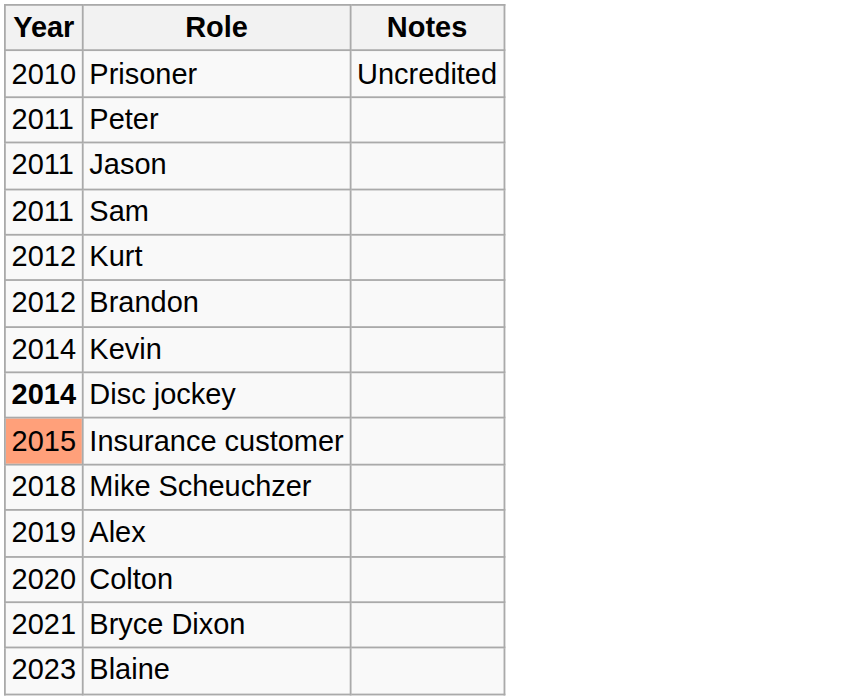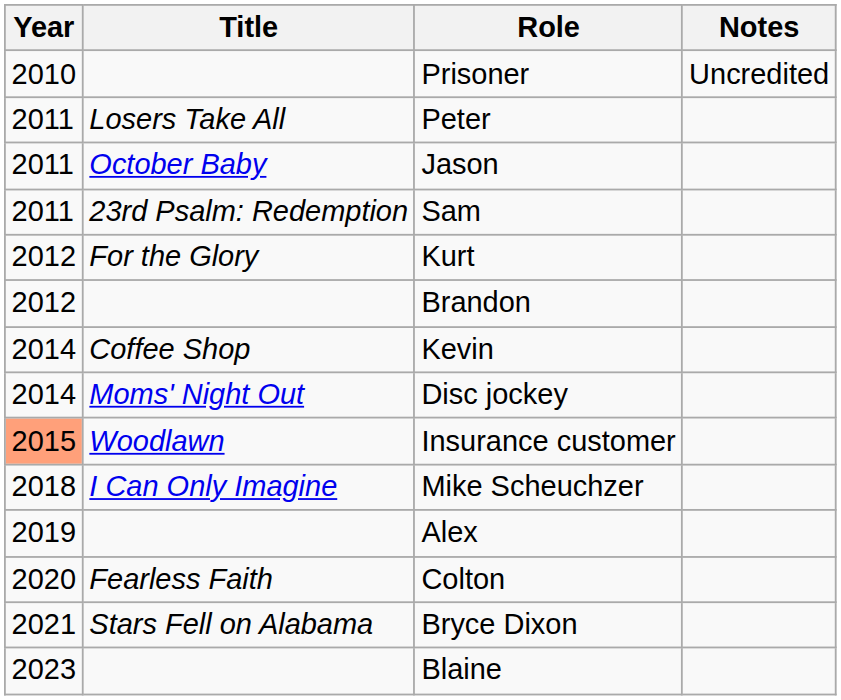+ column: (249, 27)
(44, 394) bold -> (44, 394) normal
